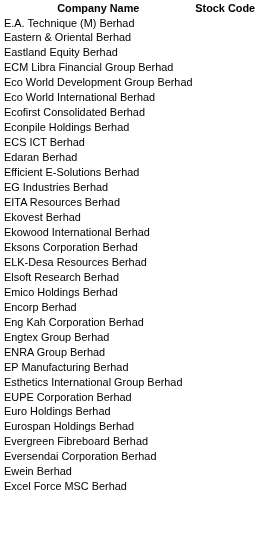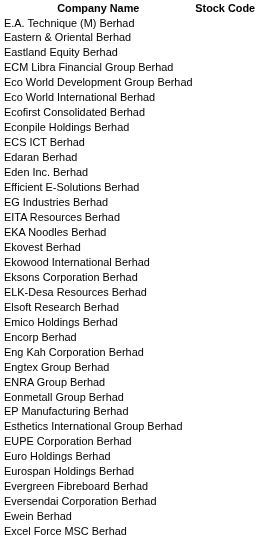+ row: (46, 172)
+ row: (55, 232)
+ row: (64, 397)
